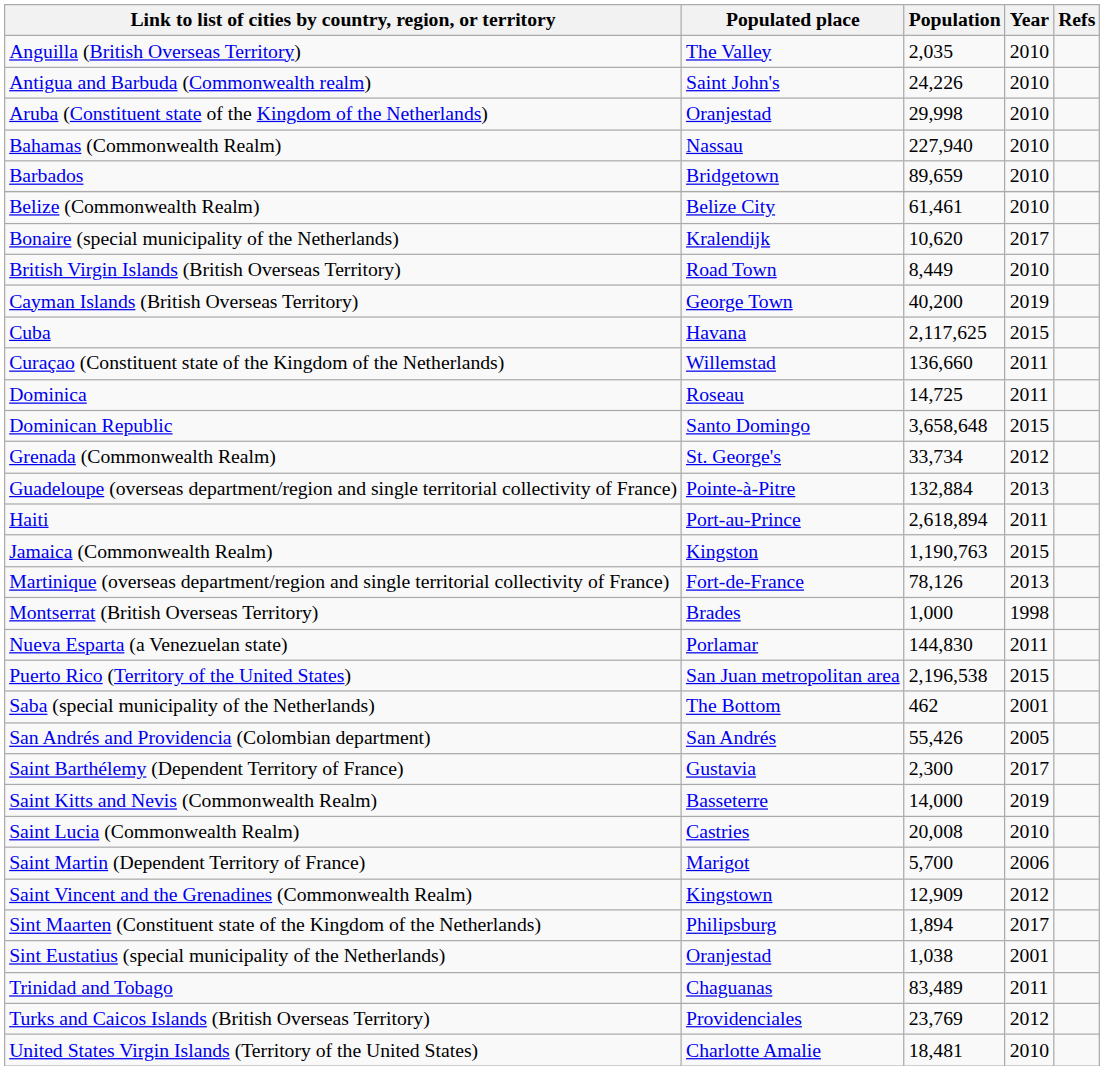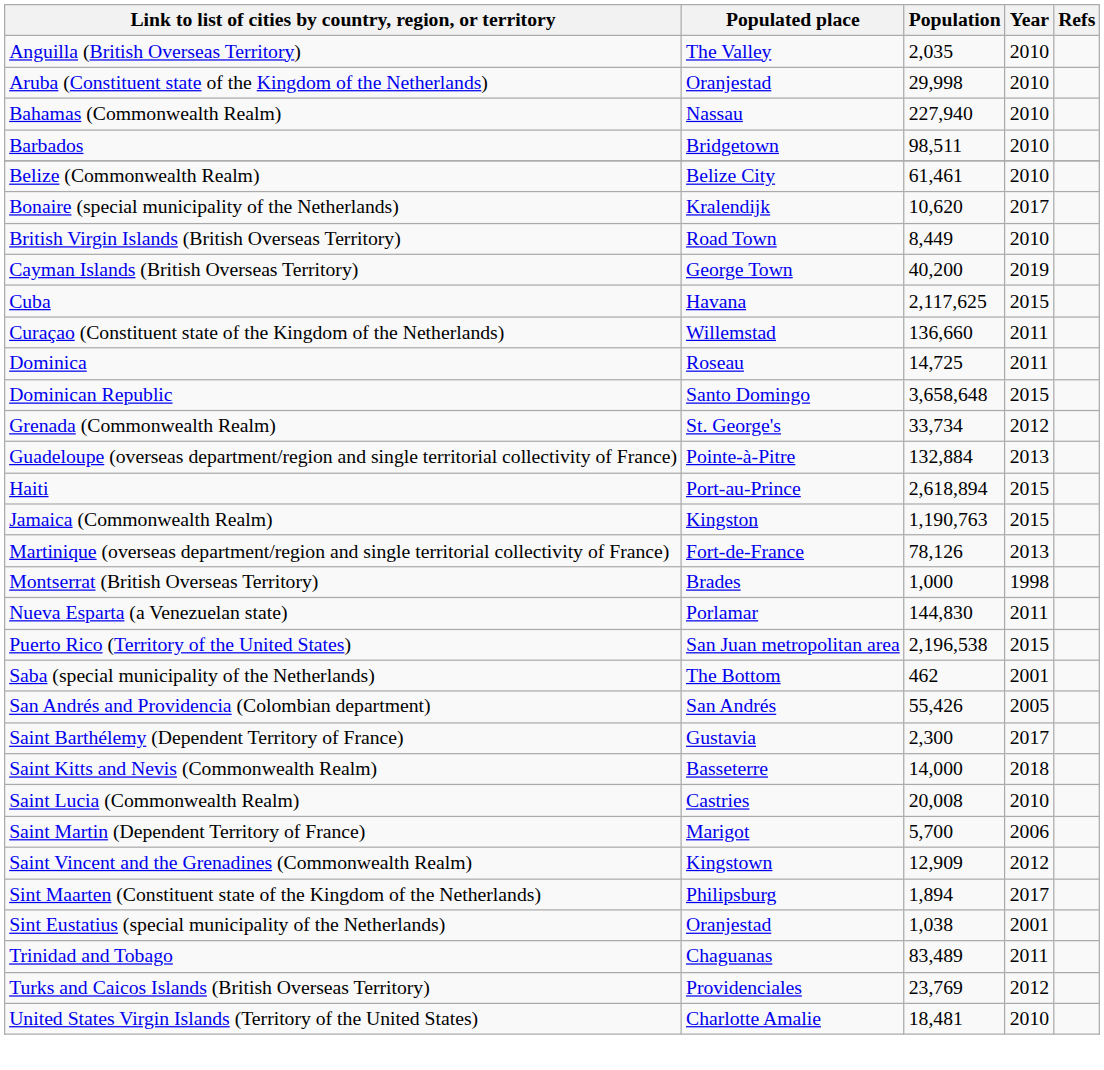- row: (190, 82)
(936, 176) 89,659 -> (935, 144) 98,511
(1029, 519) 2011 -> (1029, 488) 2015
(1029, 800) 2019 -> (1029, 769) 2018
